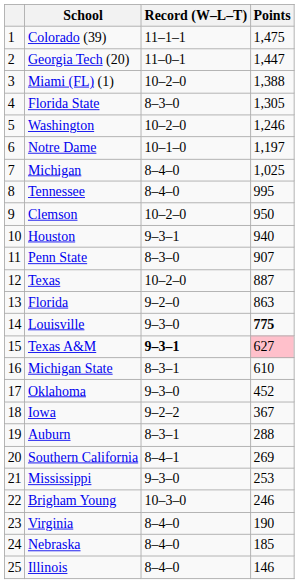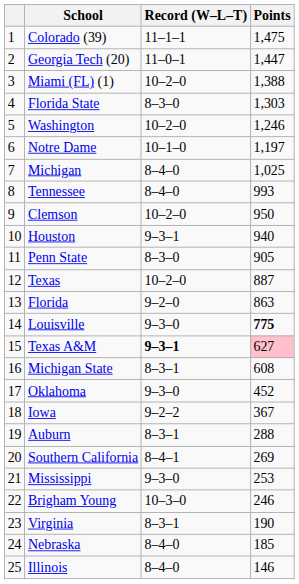(269, 103) 1,305 -> (269, 103) 1,303
(264, 192) 995 -> (264, 192) 993
(264, 258) 907 -> (264, 258) 905
(264, 368) 610 -> (264, 368) 608
(162, 523) 8–4–0 -> (162, 523) 8–3–1
